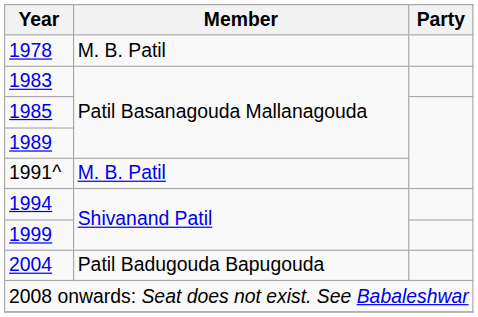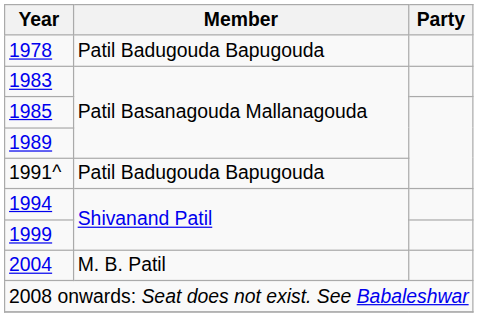(122, 50) M. B. Patil -> (201, 50) Patil Badugouda Bapugouda
(122, 173) M. B. Patil -> (201, 173) Patil Badugouda Bapugouda
(201, 265) Patil Badugouda Bapugouda -> (122, 265) M. B. Patil
